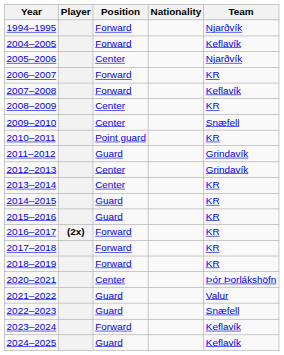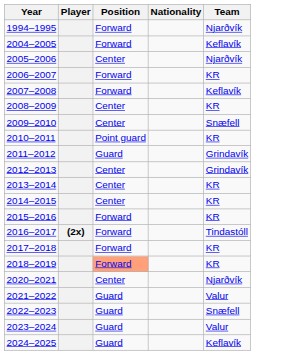(109, 201) Guard -> (110, 201) Center
(109, 216) Guard -> (113, 216) Forward
(213, 232) KR -> (227, 232) Tindastóll
(113, 264) no background -> (113, 264) lightsalmon background
(241, 279) Þór Þorlákshöfn -> (224, 279) Njarðvík
(113, 327) Forward -> (109, 327) Guard
(223, 327) Keflavík -> (217, 327) Valur
